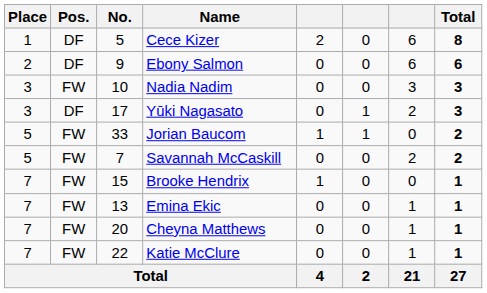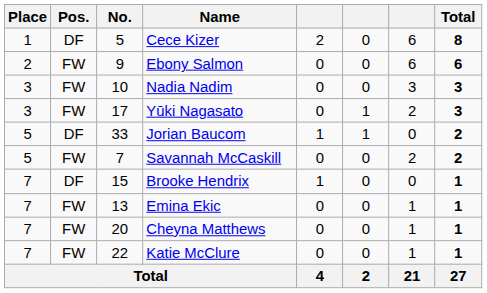(74, 64) DF -> (74, 64) FW
(74, 111) DF -> (74, 111) FW
(74, 134) FW -> (74, 134) DF
(74, 182) FW -> (74, 182) DF
